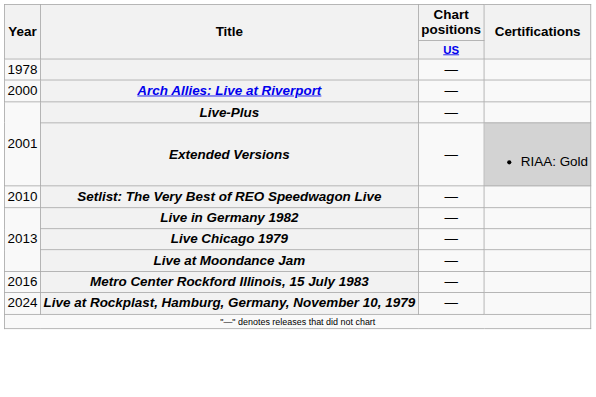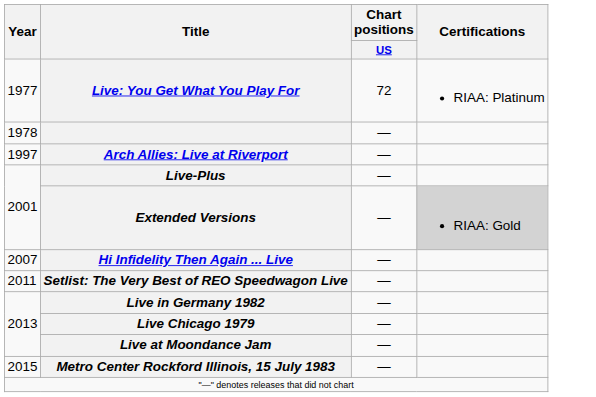+ row: (196, 90)
(22, 90) 2000 -> (22, 154) 1997
+ row: (196, 260)
(22, 196) 2010 -> (22, 281) 2011
(22, 282) 2016 -> (22, 366) 2015
- row: (229, 303)
